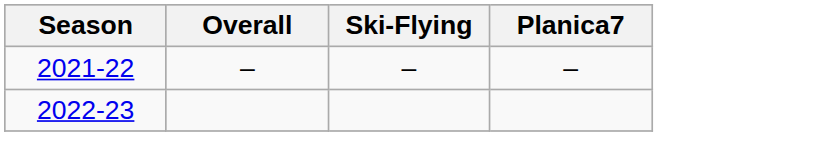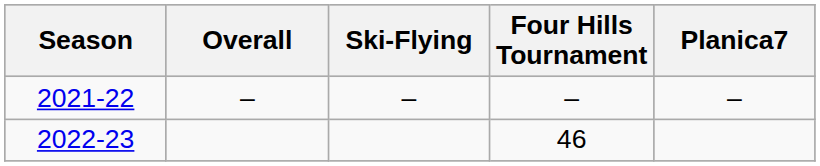+ column: (572, 40)
